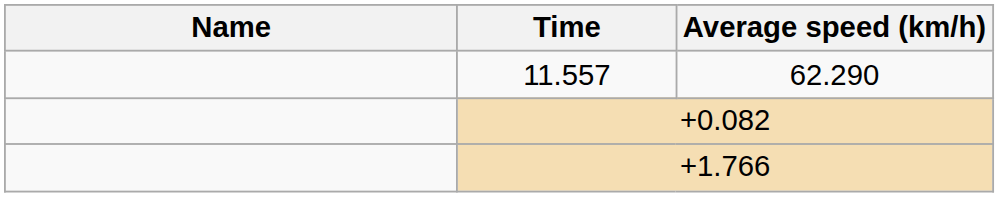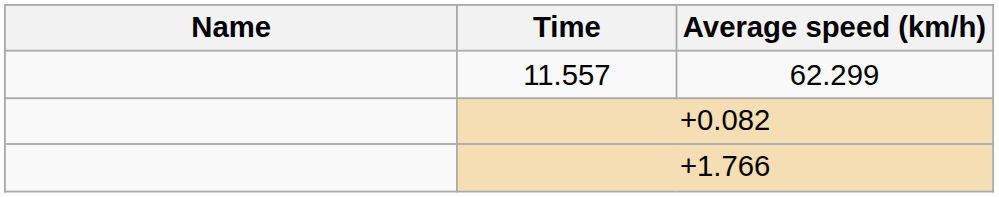(834, 74) 62.290 -> (834, 74) 62.299
